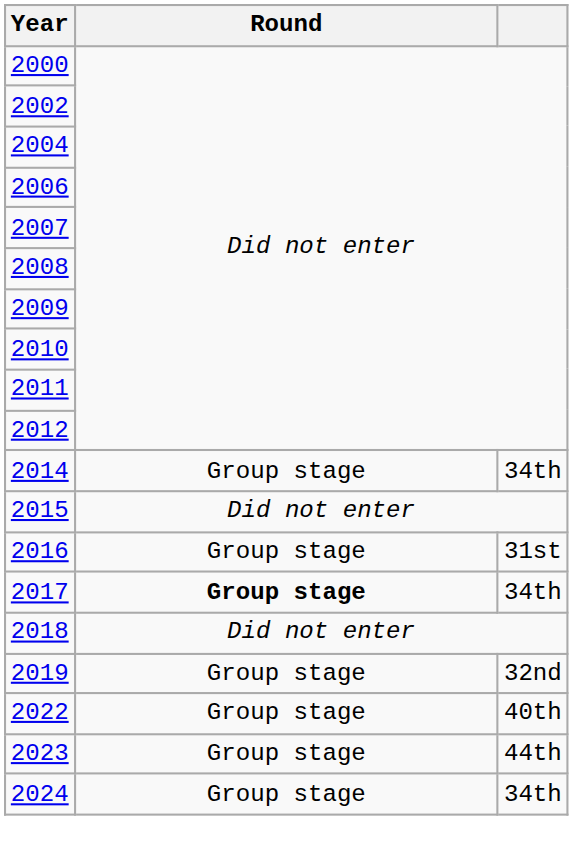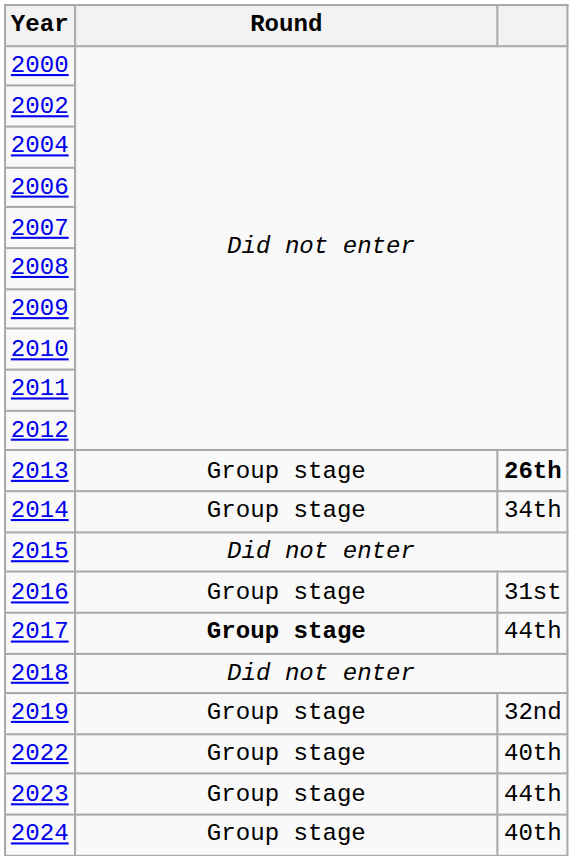+ row: (40, 470)
(533, 592) 34th -> (533, 632) 44th
(533, 794) 34th -> (533, 835) 40th
